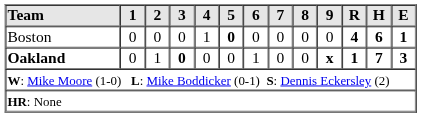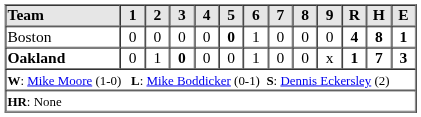(207, 36) 1 -> (207, 36) 0
(256, 36) 0 -> (256, 36) 1
(379, 36) 6 -> (379, 36) 8
(330, 58) bold -> (330, 58) normal
